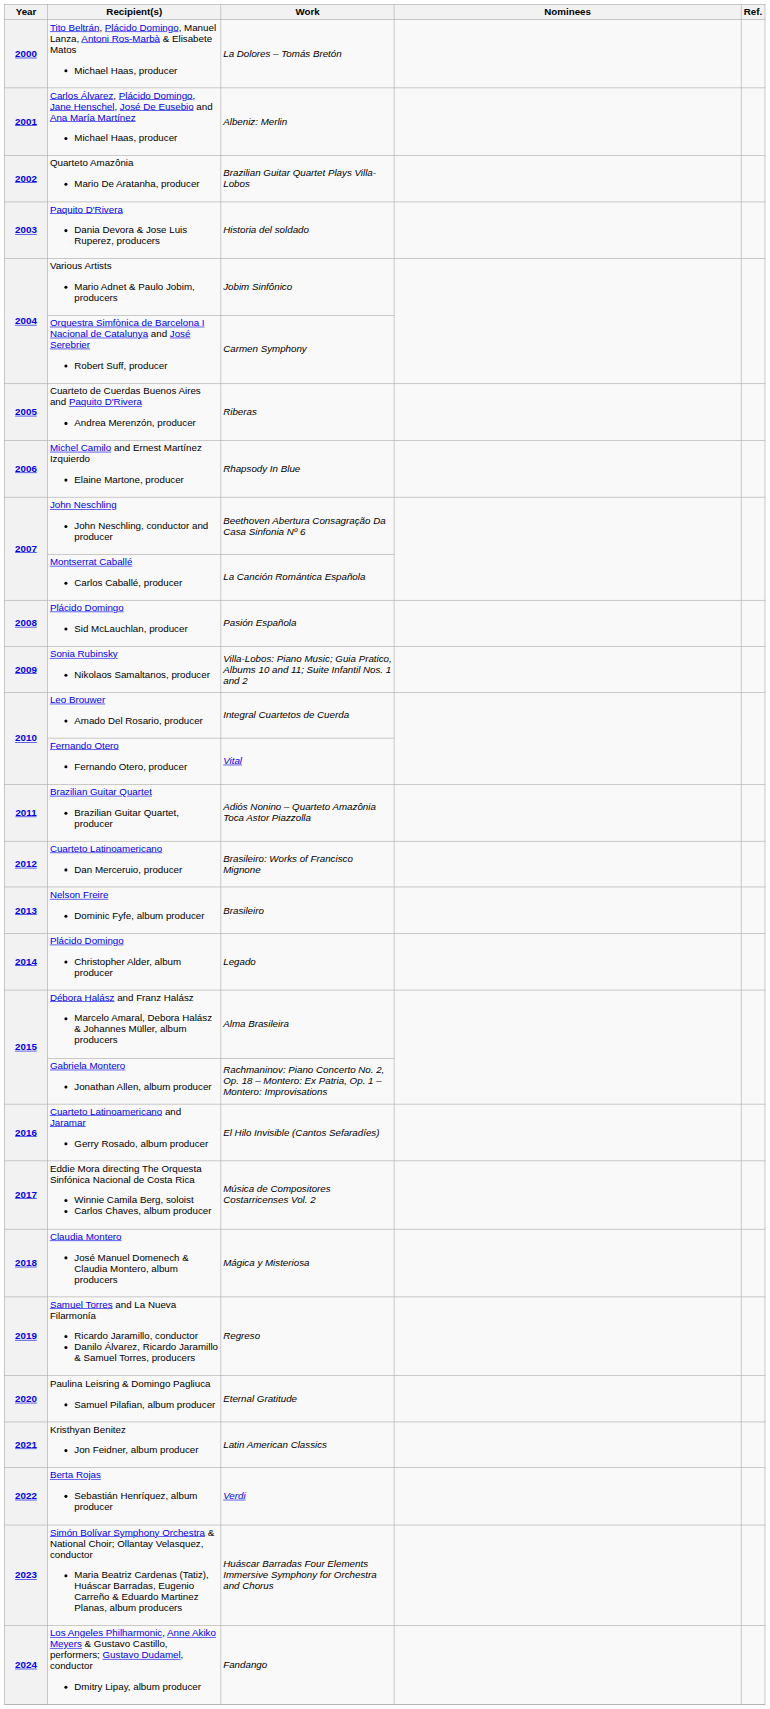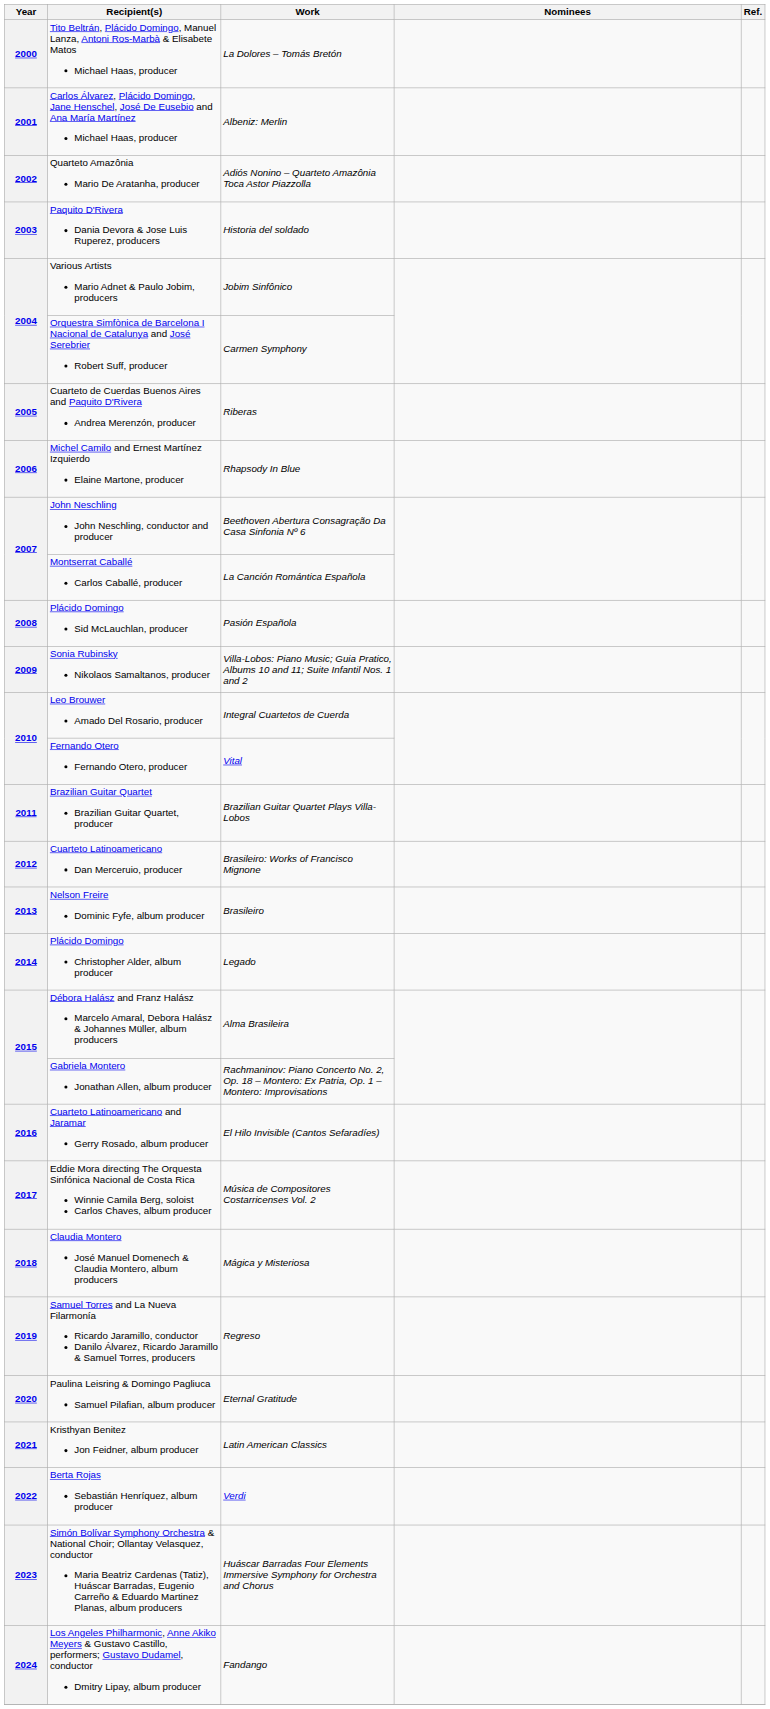(300, 178) Brazilian Guitar Quartet Plays Villa-Lobos -> (300, 178) Adiós Nonino – Quarteto Amazônia Toca Astor Piazzolla
(300, 812) Adiós Nonino – Quarteto Amazônia Toca Astor Piazzolla -> (300, 812) Brazilian Guitar Quartet Plays Villa-Lobos
